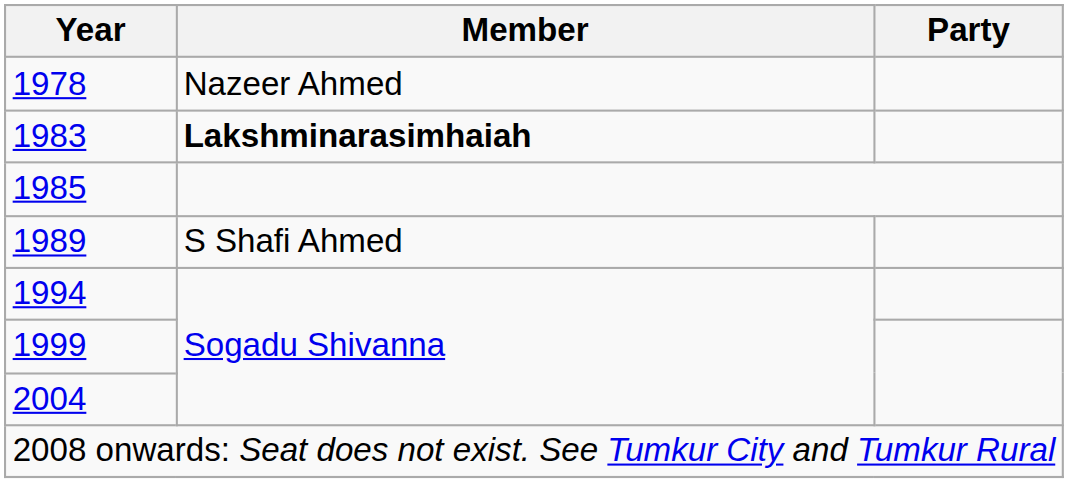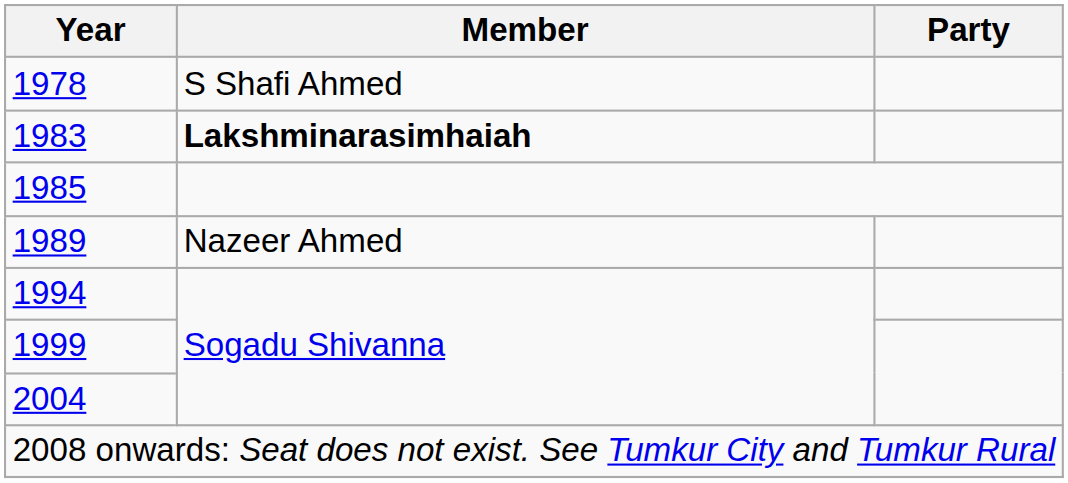(293, 83) Nazeer Ahmed -> (293, 83) S Shafi Ahmed
(293, 240) S Shafi Ahmed -> (293, 240) Nazeer Ahmed
